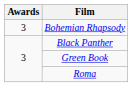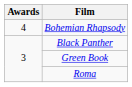(23, 27) 3 -> (23, 27) 4
